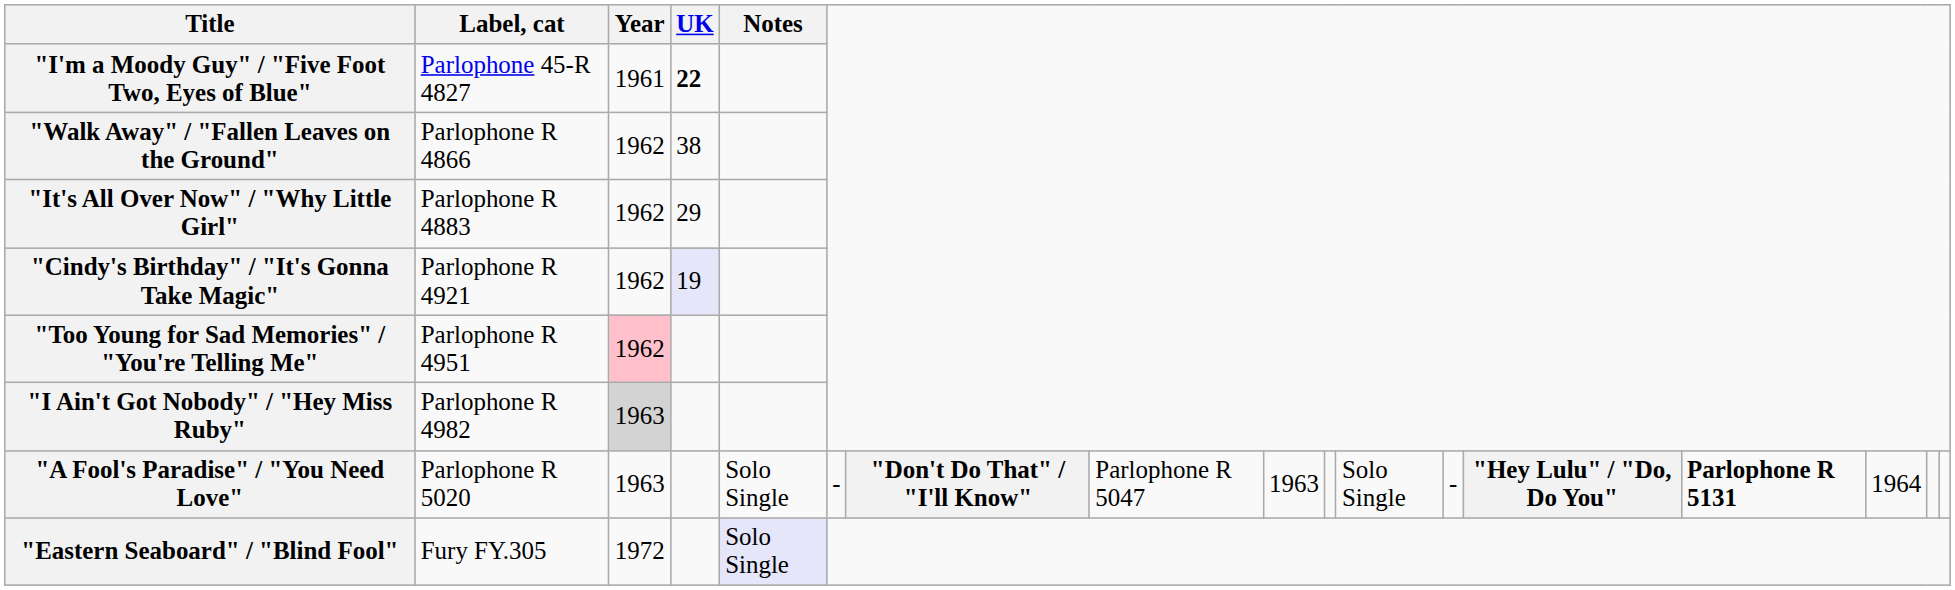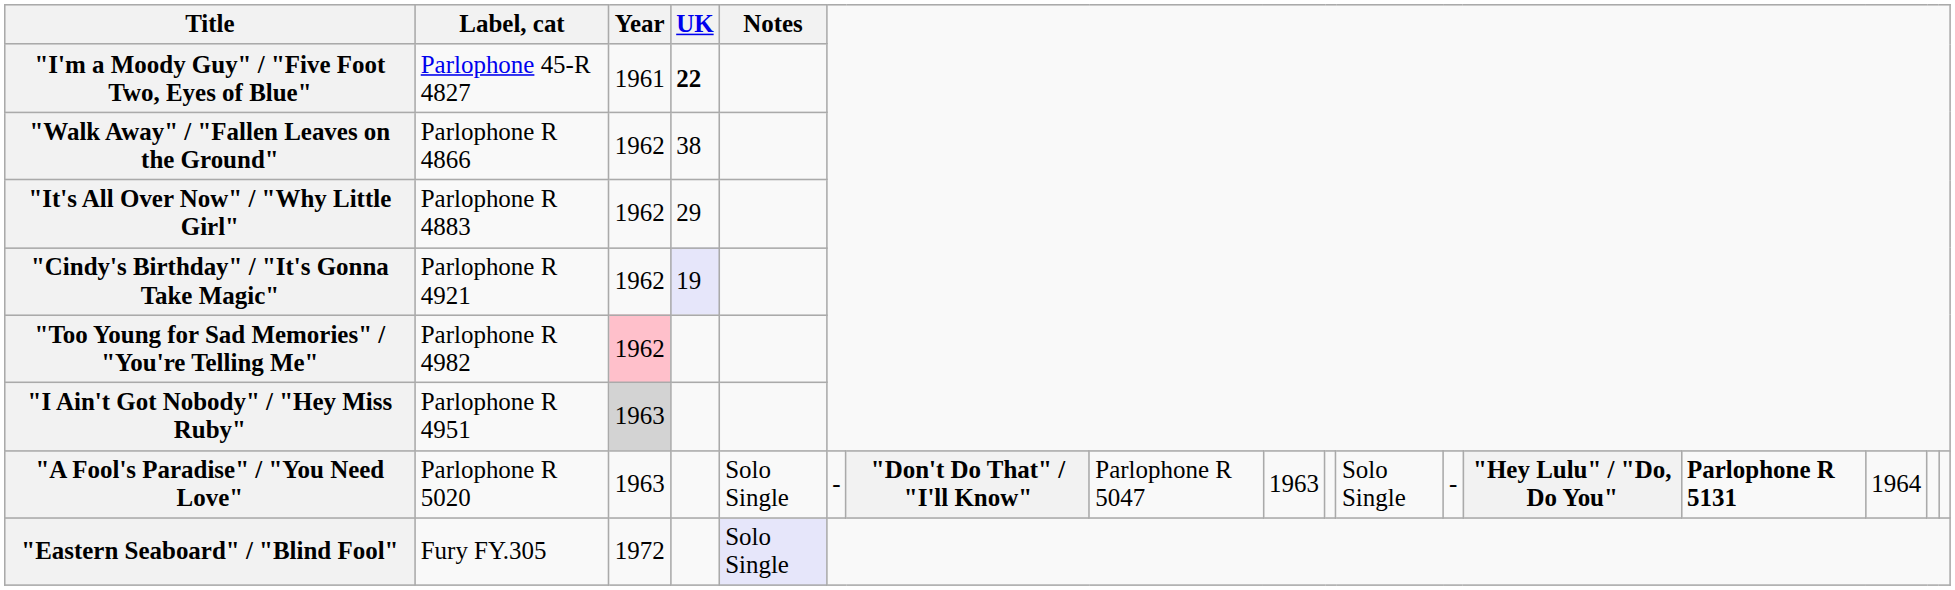(489, 348) Parlophone R 4951 -> (489, 348) Parlophone R 4982
(489, 416) Parlophone R 4982 -> (489, 416) Parlophone R 4951
